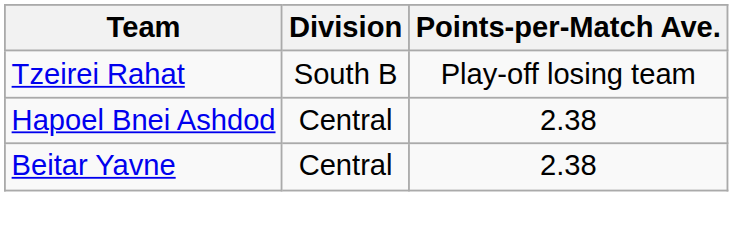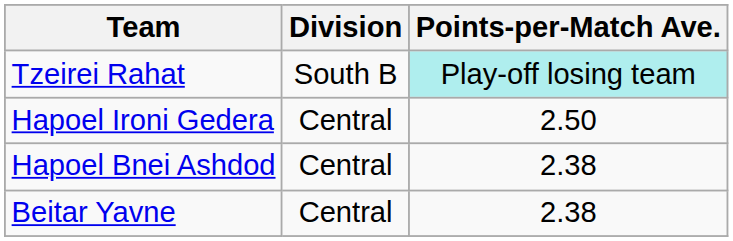(568, 73) no background -> (568, 73) paleturquoise background
+ row: (143, 119)
